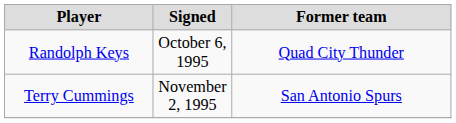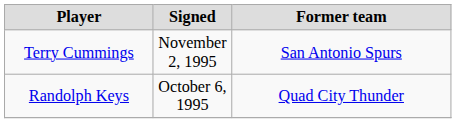rows swapped: (79, 52) <-> (79, 95)
